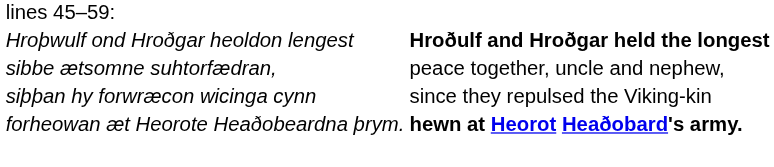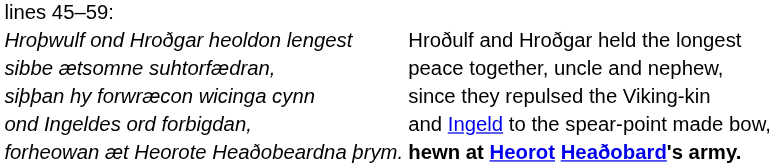(590, 40) bold -> (575, 40) normal
+ row: (128, 124)
